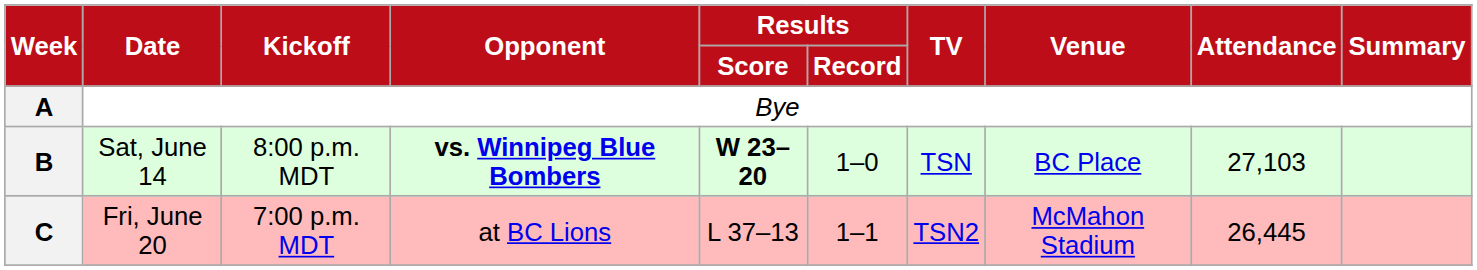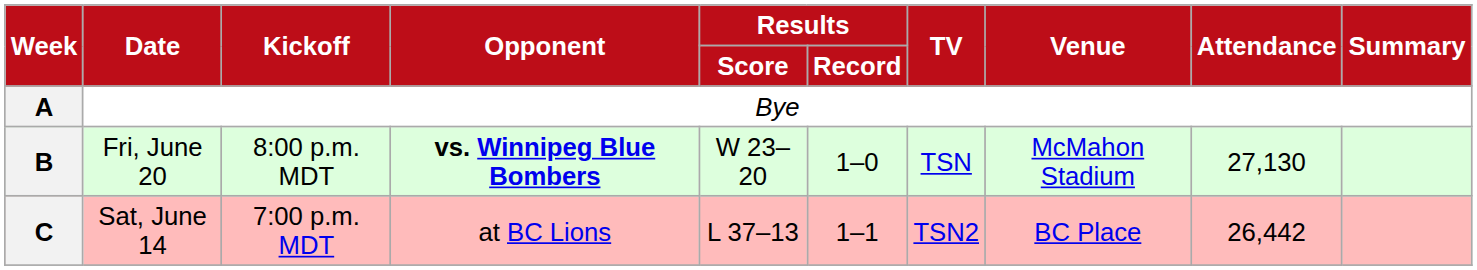(153, 162) Sat, June 14 -> (153, 162) Fri, June 20
(753, 162) bold -> (753, 162) normal
(1088, 162) BC Place -> (1088, 162) McMahon Stadium
(1267, 162) 27,103 -> (1267, 162) 27,130
(153, 231) Fri, June 20 -> (153, 231) Sat, June 14
(1088, 231) McMahon Stadium -> (1088, 231) BC Place
(1267, 231) 26,445 -> (1267, 231) 26,442
